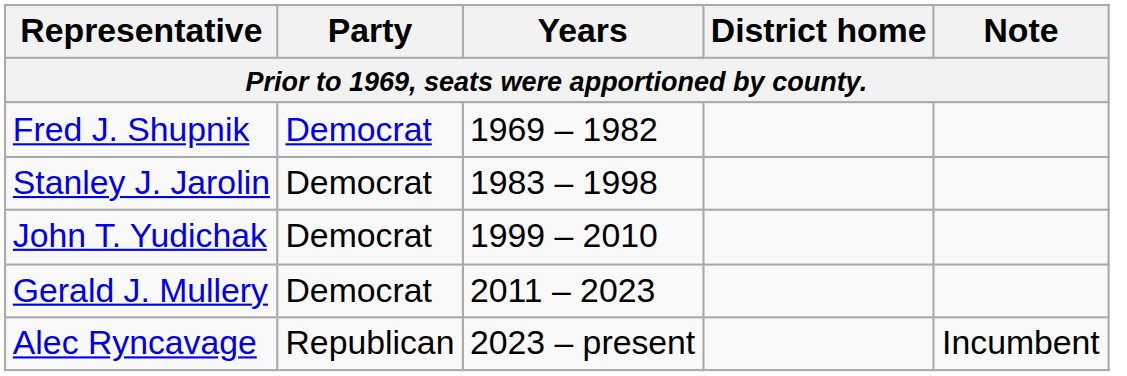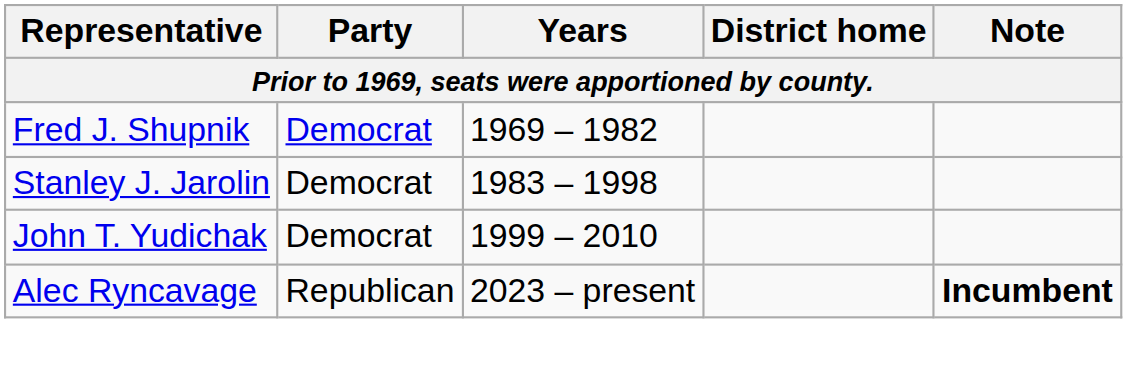- row: (140, 289)
(1021, 343) normal -> (1027, 289) bold
